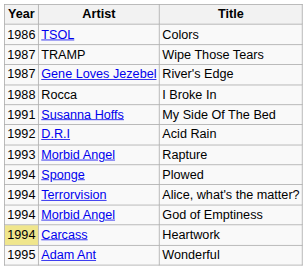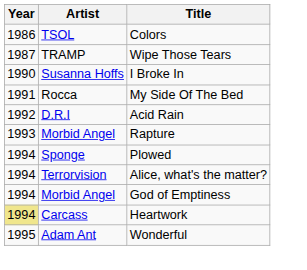- row: (198, 74)
(21, 94) 1988 -> (21, 74) 1990
(59, 94) Rocca -> (83, 74) Susanna Hoffs
(83, 114) Susanna Hoffs -> (59, 94) Rocca
